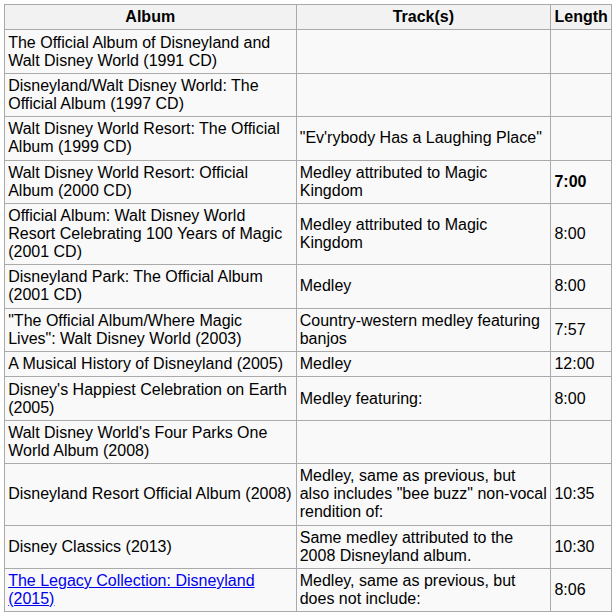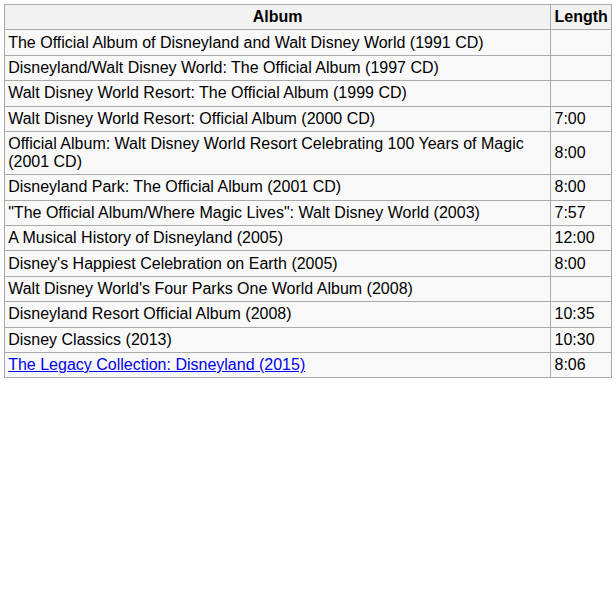- column: (423, 17)
(570, 181) bold -> (570, 118) normal
